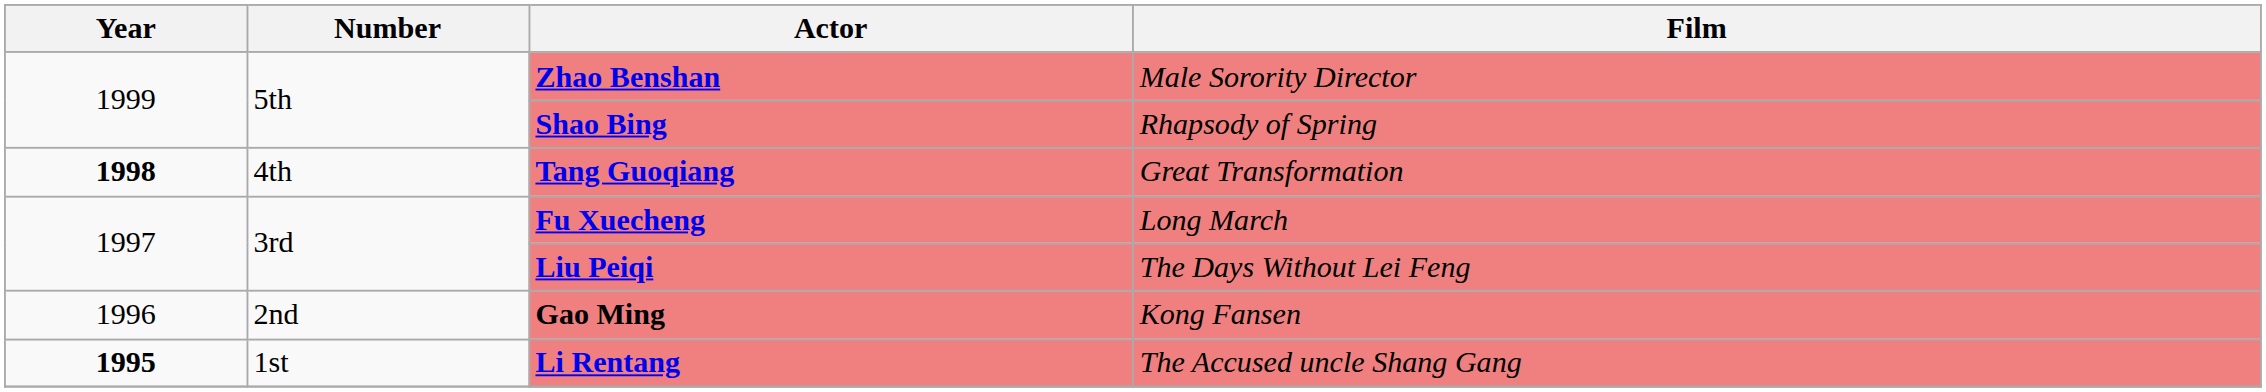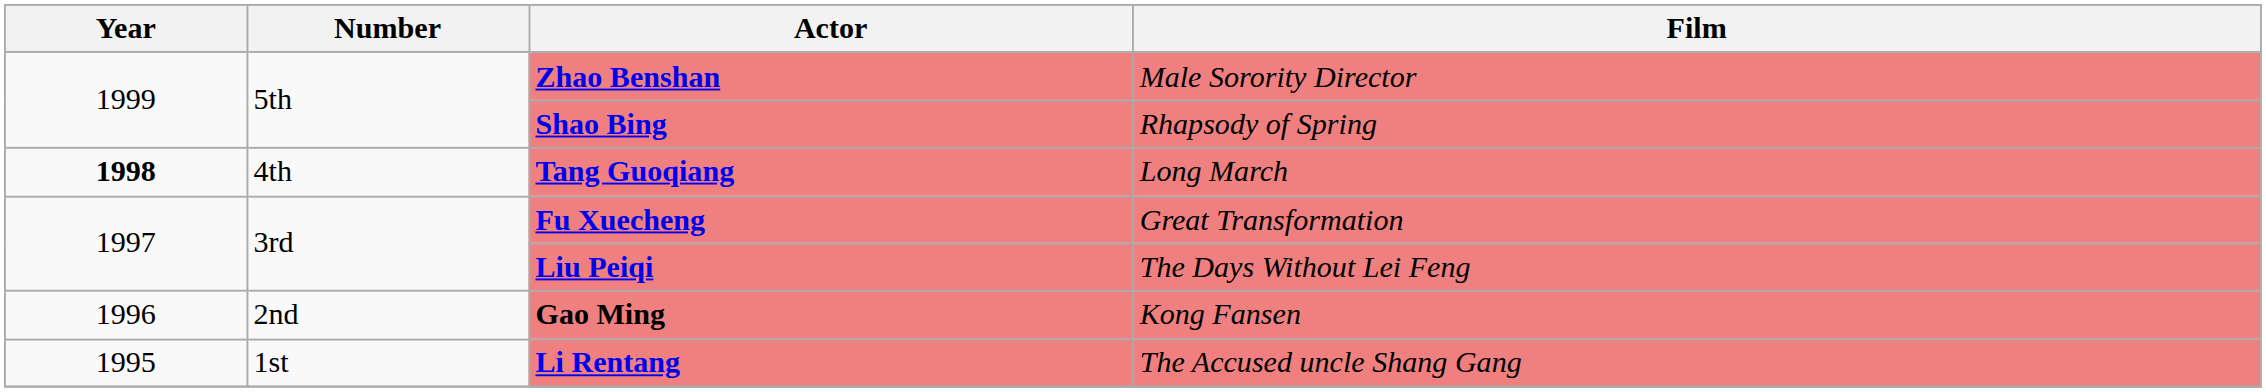(1272, 171) Great Transformation -> (1214, 171) Long March
(1214, 219) Long March -> (1272, 219) Great Transformation
(126, 362) bold -> (126, 362) normal
